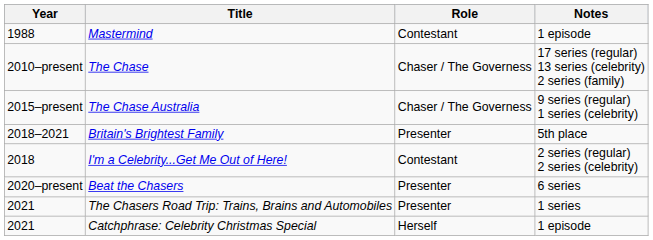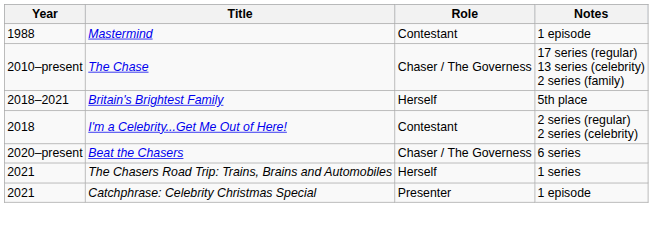- row: (144, 107)
(424, 134) Presenter -> (417, 100) Herself
(424, 186) Presenter -> (465, 153) Chaser / The Governess
(424, 206) Presenter -> (417, 173) Herself
(417, 226) Herself -> (424, 192) Presenter
